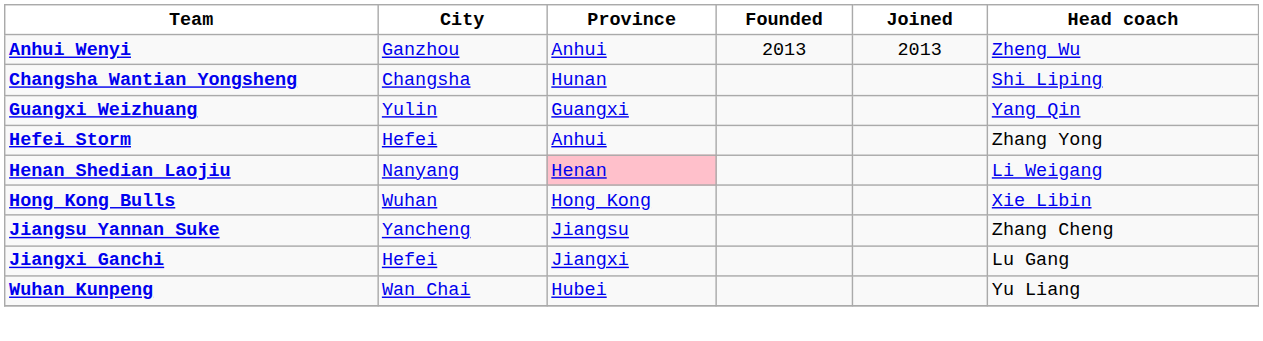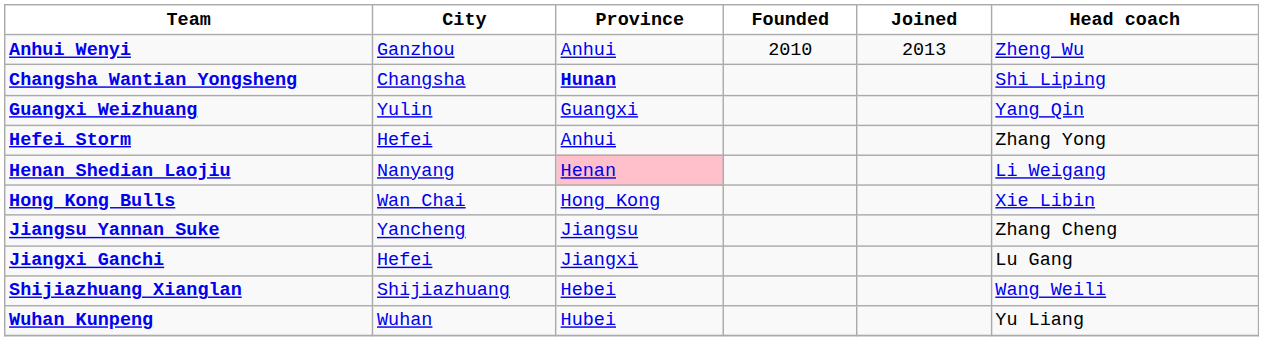(784, 50) 2013 -> (790, 50) 2010
(579, 80) normal -> (588, 80) bold
(410, 200) Wuhan -> (421, 200) Wan Chai
+ row: (125, 291)
(426, 291) Wan Chai -> (405, 321) Wuhan
